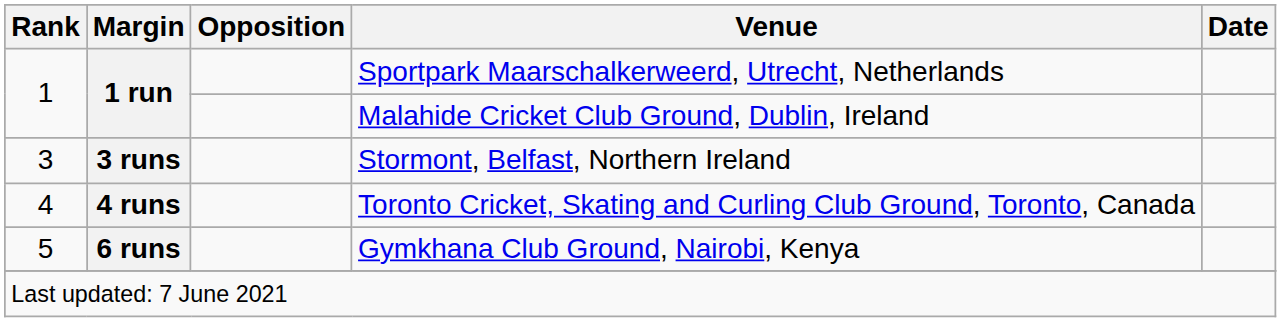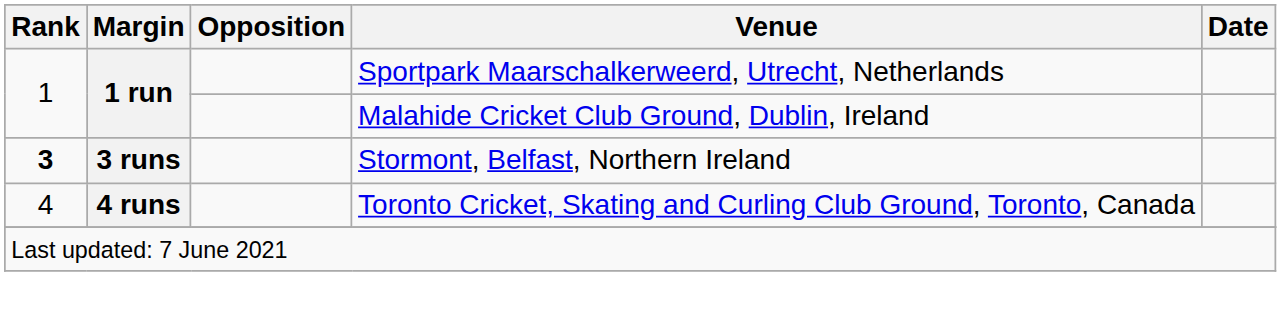(46, 159) normal -> (46, 159) bold
- row: (609, 248)
